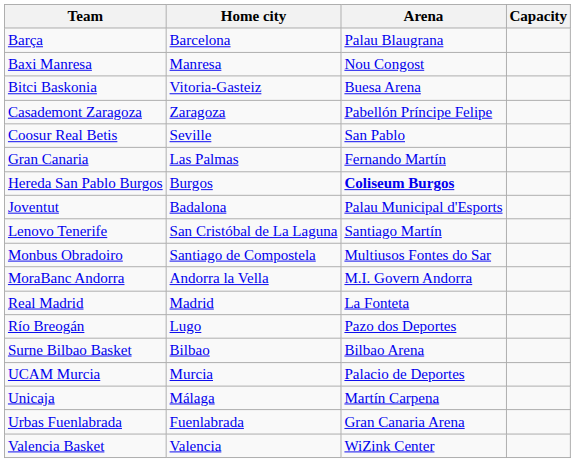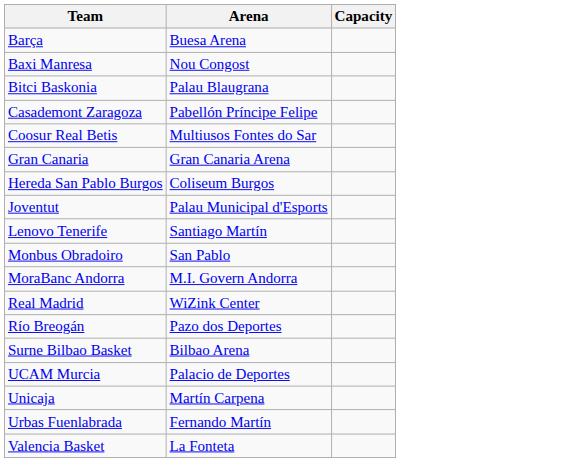- column: (254, 16)
(394, 40) Palau Blaugrana -> (208, 40) Buesa Arena
(383, 87) Buesa Arena -> (219, 87) Palau Blaugrana
(375, 135) San Pablo -> (243, 135) Multiusos Fontes do Sar
(395, 159) Fernando Martín -> (230, 159) Gran Canaria Arena
(399, 183) bold -> (222, 183) normal
(418, 254) Multiusos Fontes do Sar -> (200, 254) San Pablo
(377, 302) La Fonteta -> (215, 302) WiZink Center
(405, 421) Gran Canaria Arena -> (220, 421) Fernando Martín
(389, 445) WiZink Center -> (202, 445) La Fonteta
